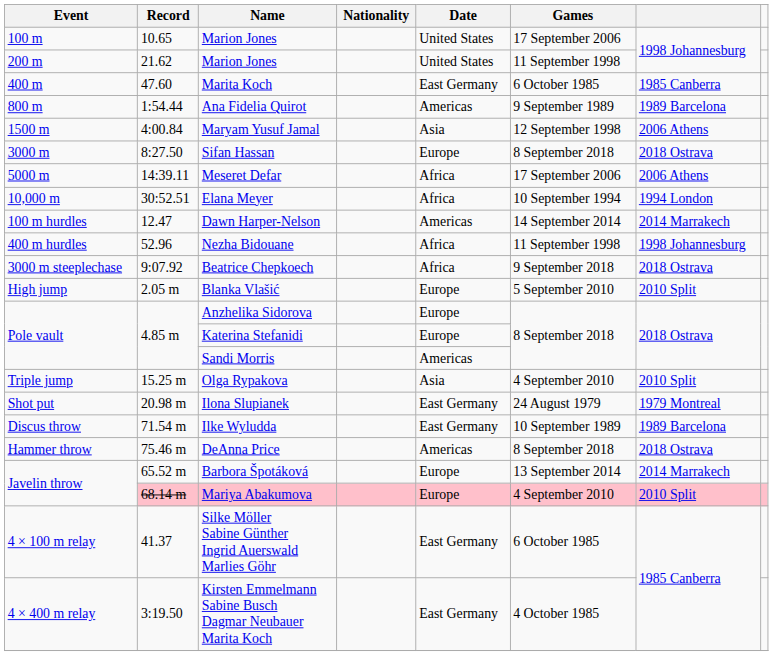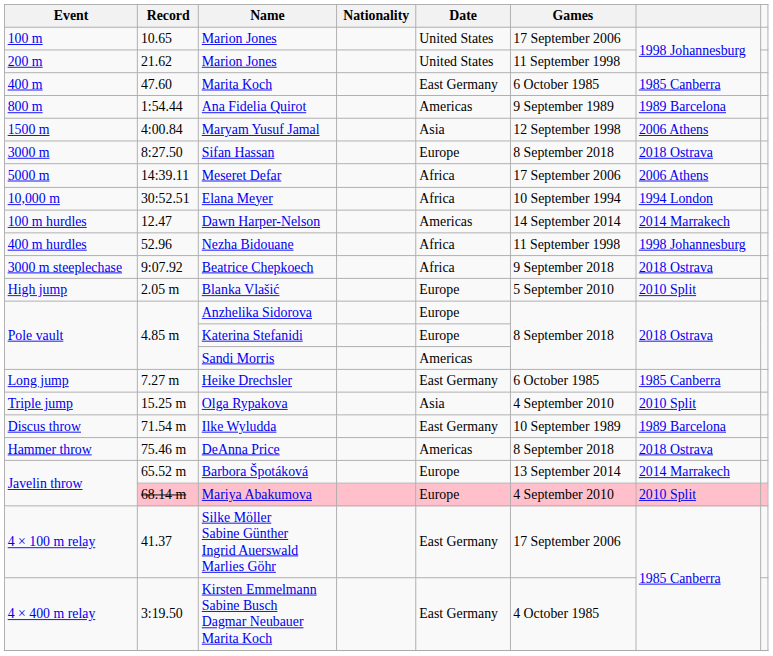+ row: (160, 381)
- row: (164, 403)
(556, 542) 6 October 1985 -> (567, 542) 17 September 2006
